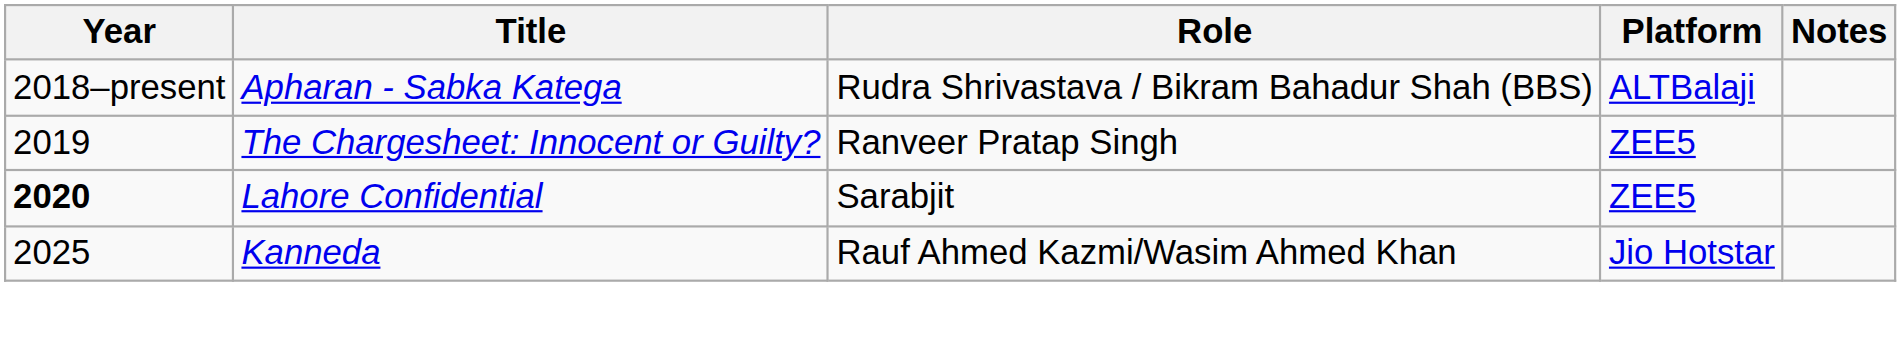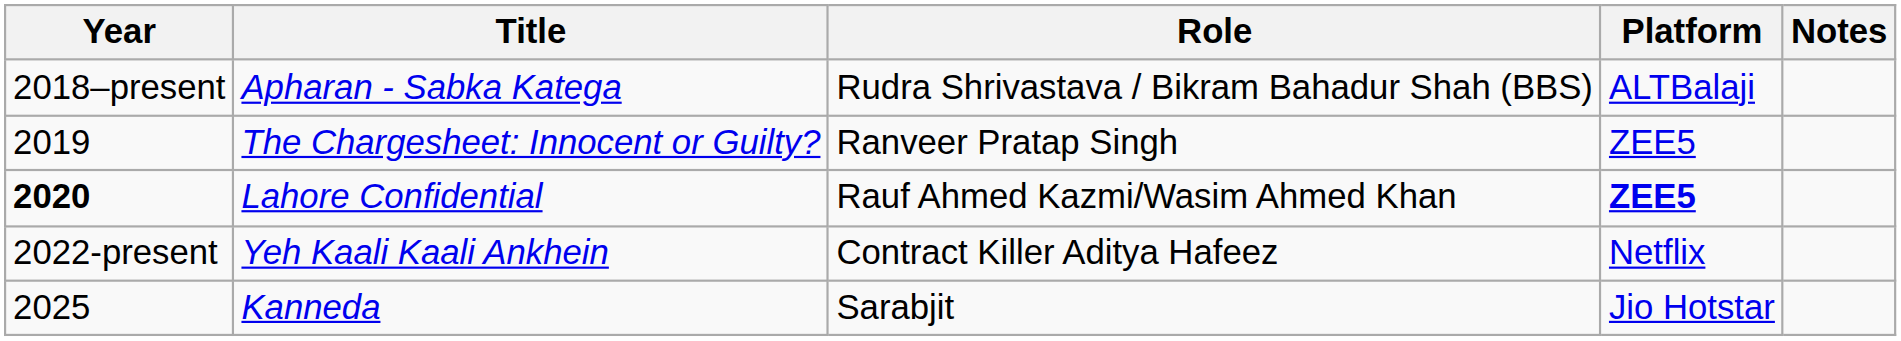(895, 197) Sarabjit -> (1147, 197) Rauf Ahmed Kazmi/Wasim Ahmed Khan
(1652, 197) normal -> (1652, 197) bold
+ row: (425, 252)
(1147, 252) Rauf Ahmed Kazmi/Wasim Ahmed Khan -> (895, 307) Sarabjit
